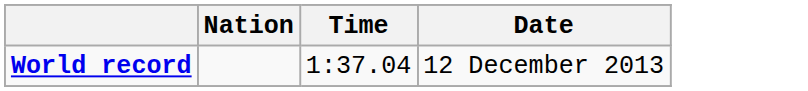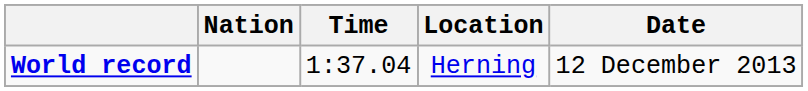+ column: (483, 25)
